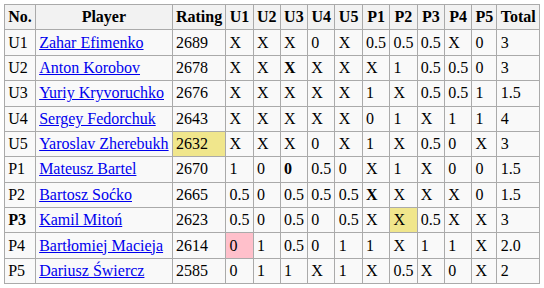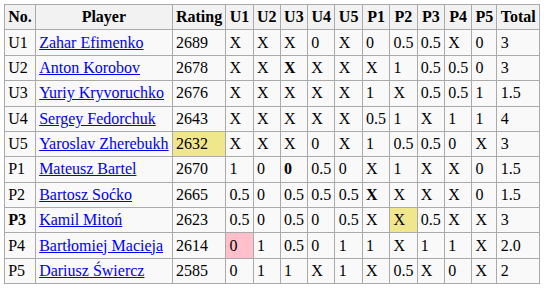(376, 42) 0.5 -> (370, 42) 0
(370, 118) 0 -> (376, 118) 0.5
(399, 144) X -> (403, 144) 0.5
(452, 169) 0 -> (454, 169) X
